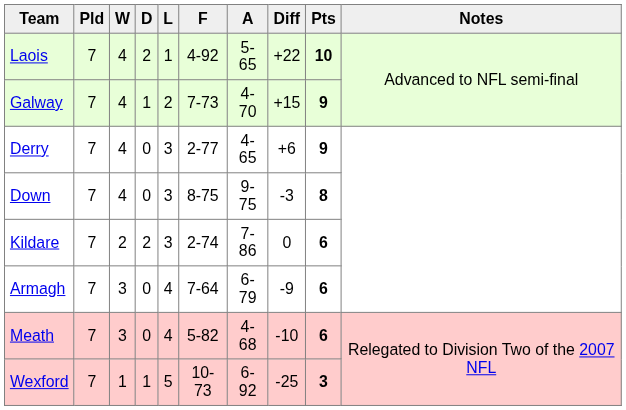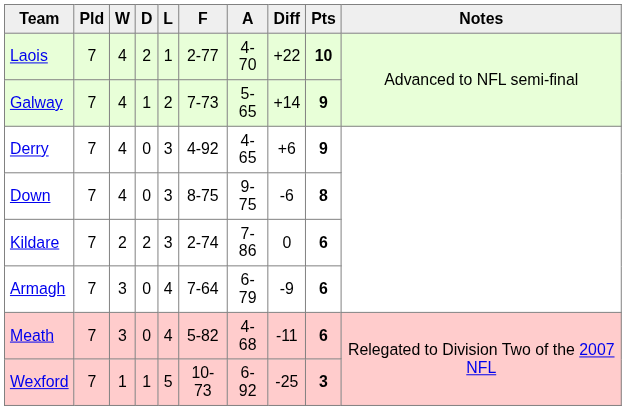(203, 56) 4-92 -> (203, 56) 2-77
(248, 56) 5-65 -> (248, 56) 4-70
(248, 103) 4-70 -> (248, 103) 5-65
(287, 103) +15 -> (287, 103) +14
(203, 149) 2-77 -> (203, 149) 4-92
(287, 196) -3 -> (287, 196) -6
(287, 335) -10 -> (287, 335) -11
